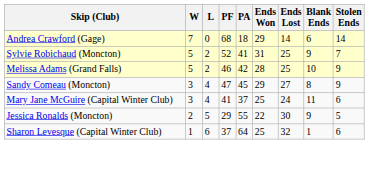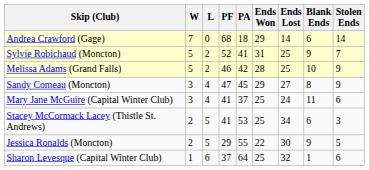+ row: (81, 121)
